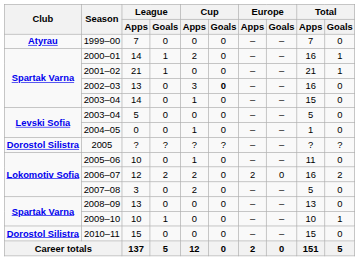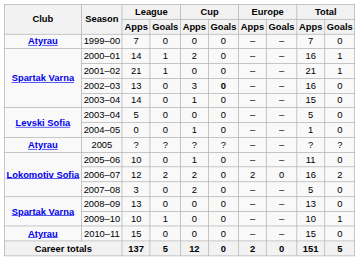(43, 145) Dorostol Silistra -> (43, 145) Atyrau
(43, 234) Dorostol Silistra -> (43, 234) Atyrau
